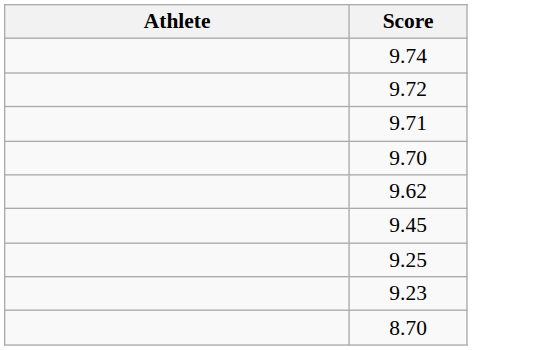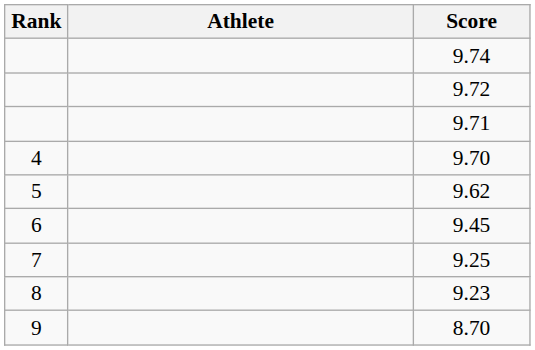+ column: (36, 21)
